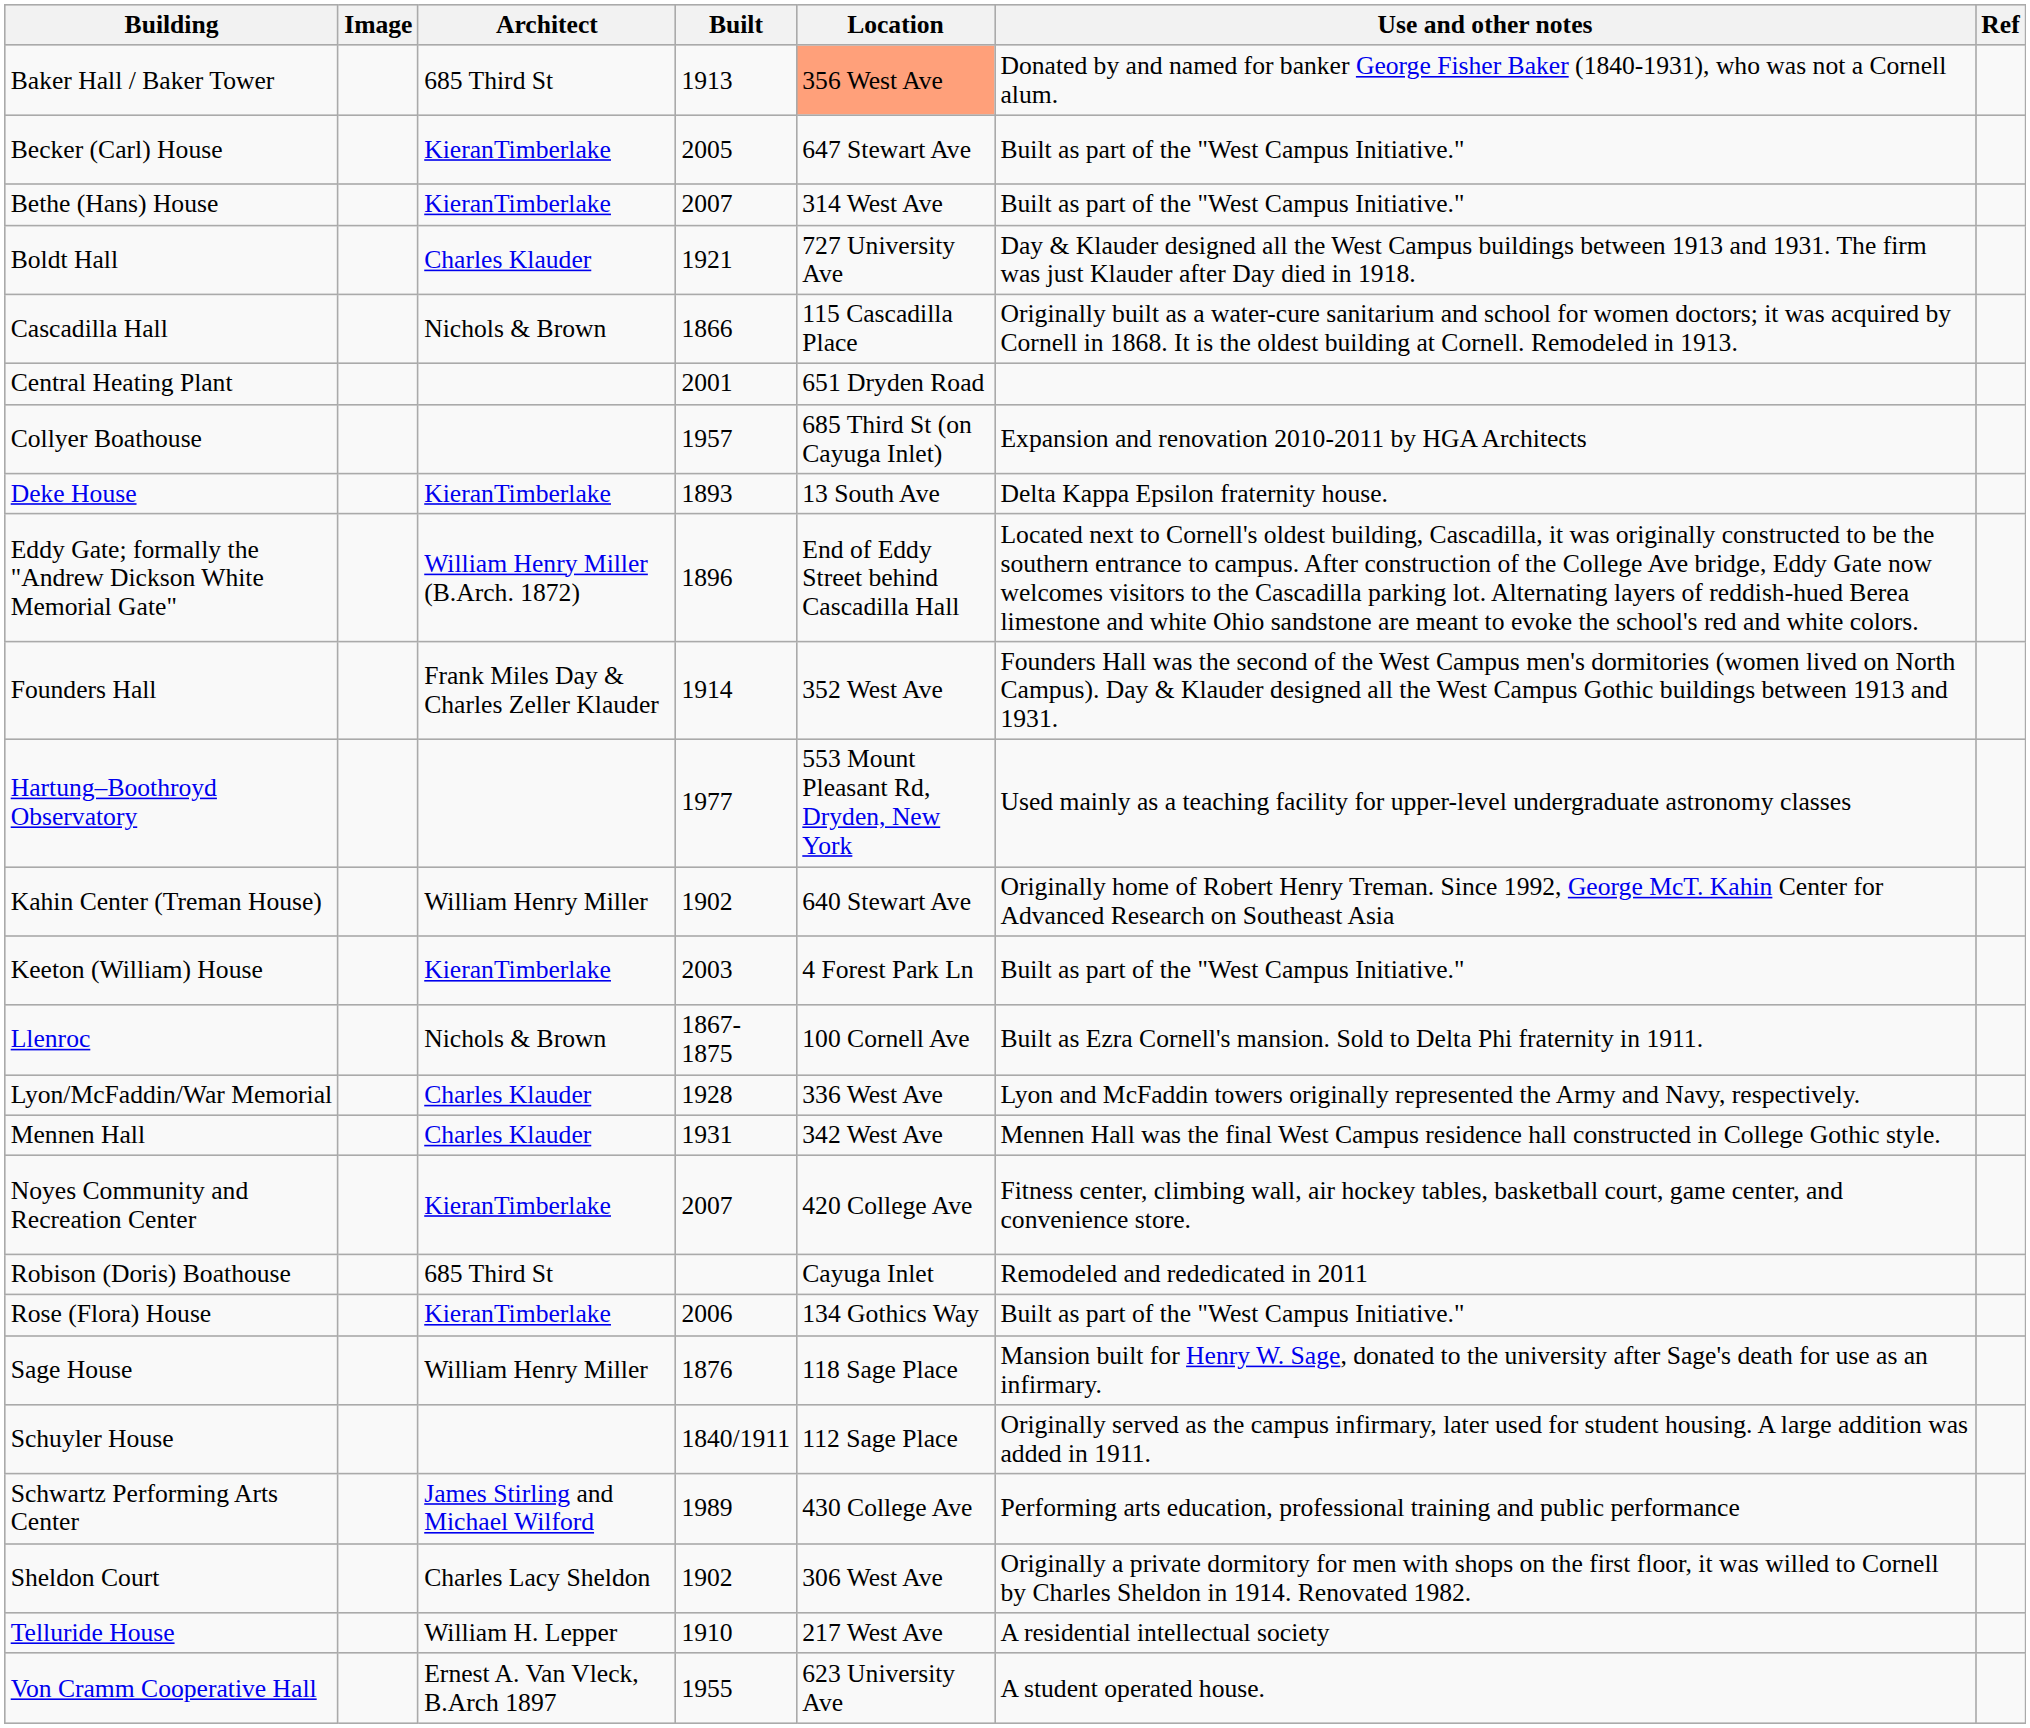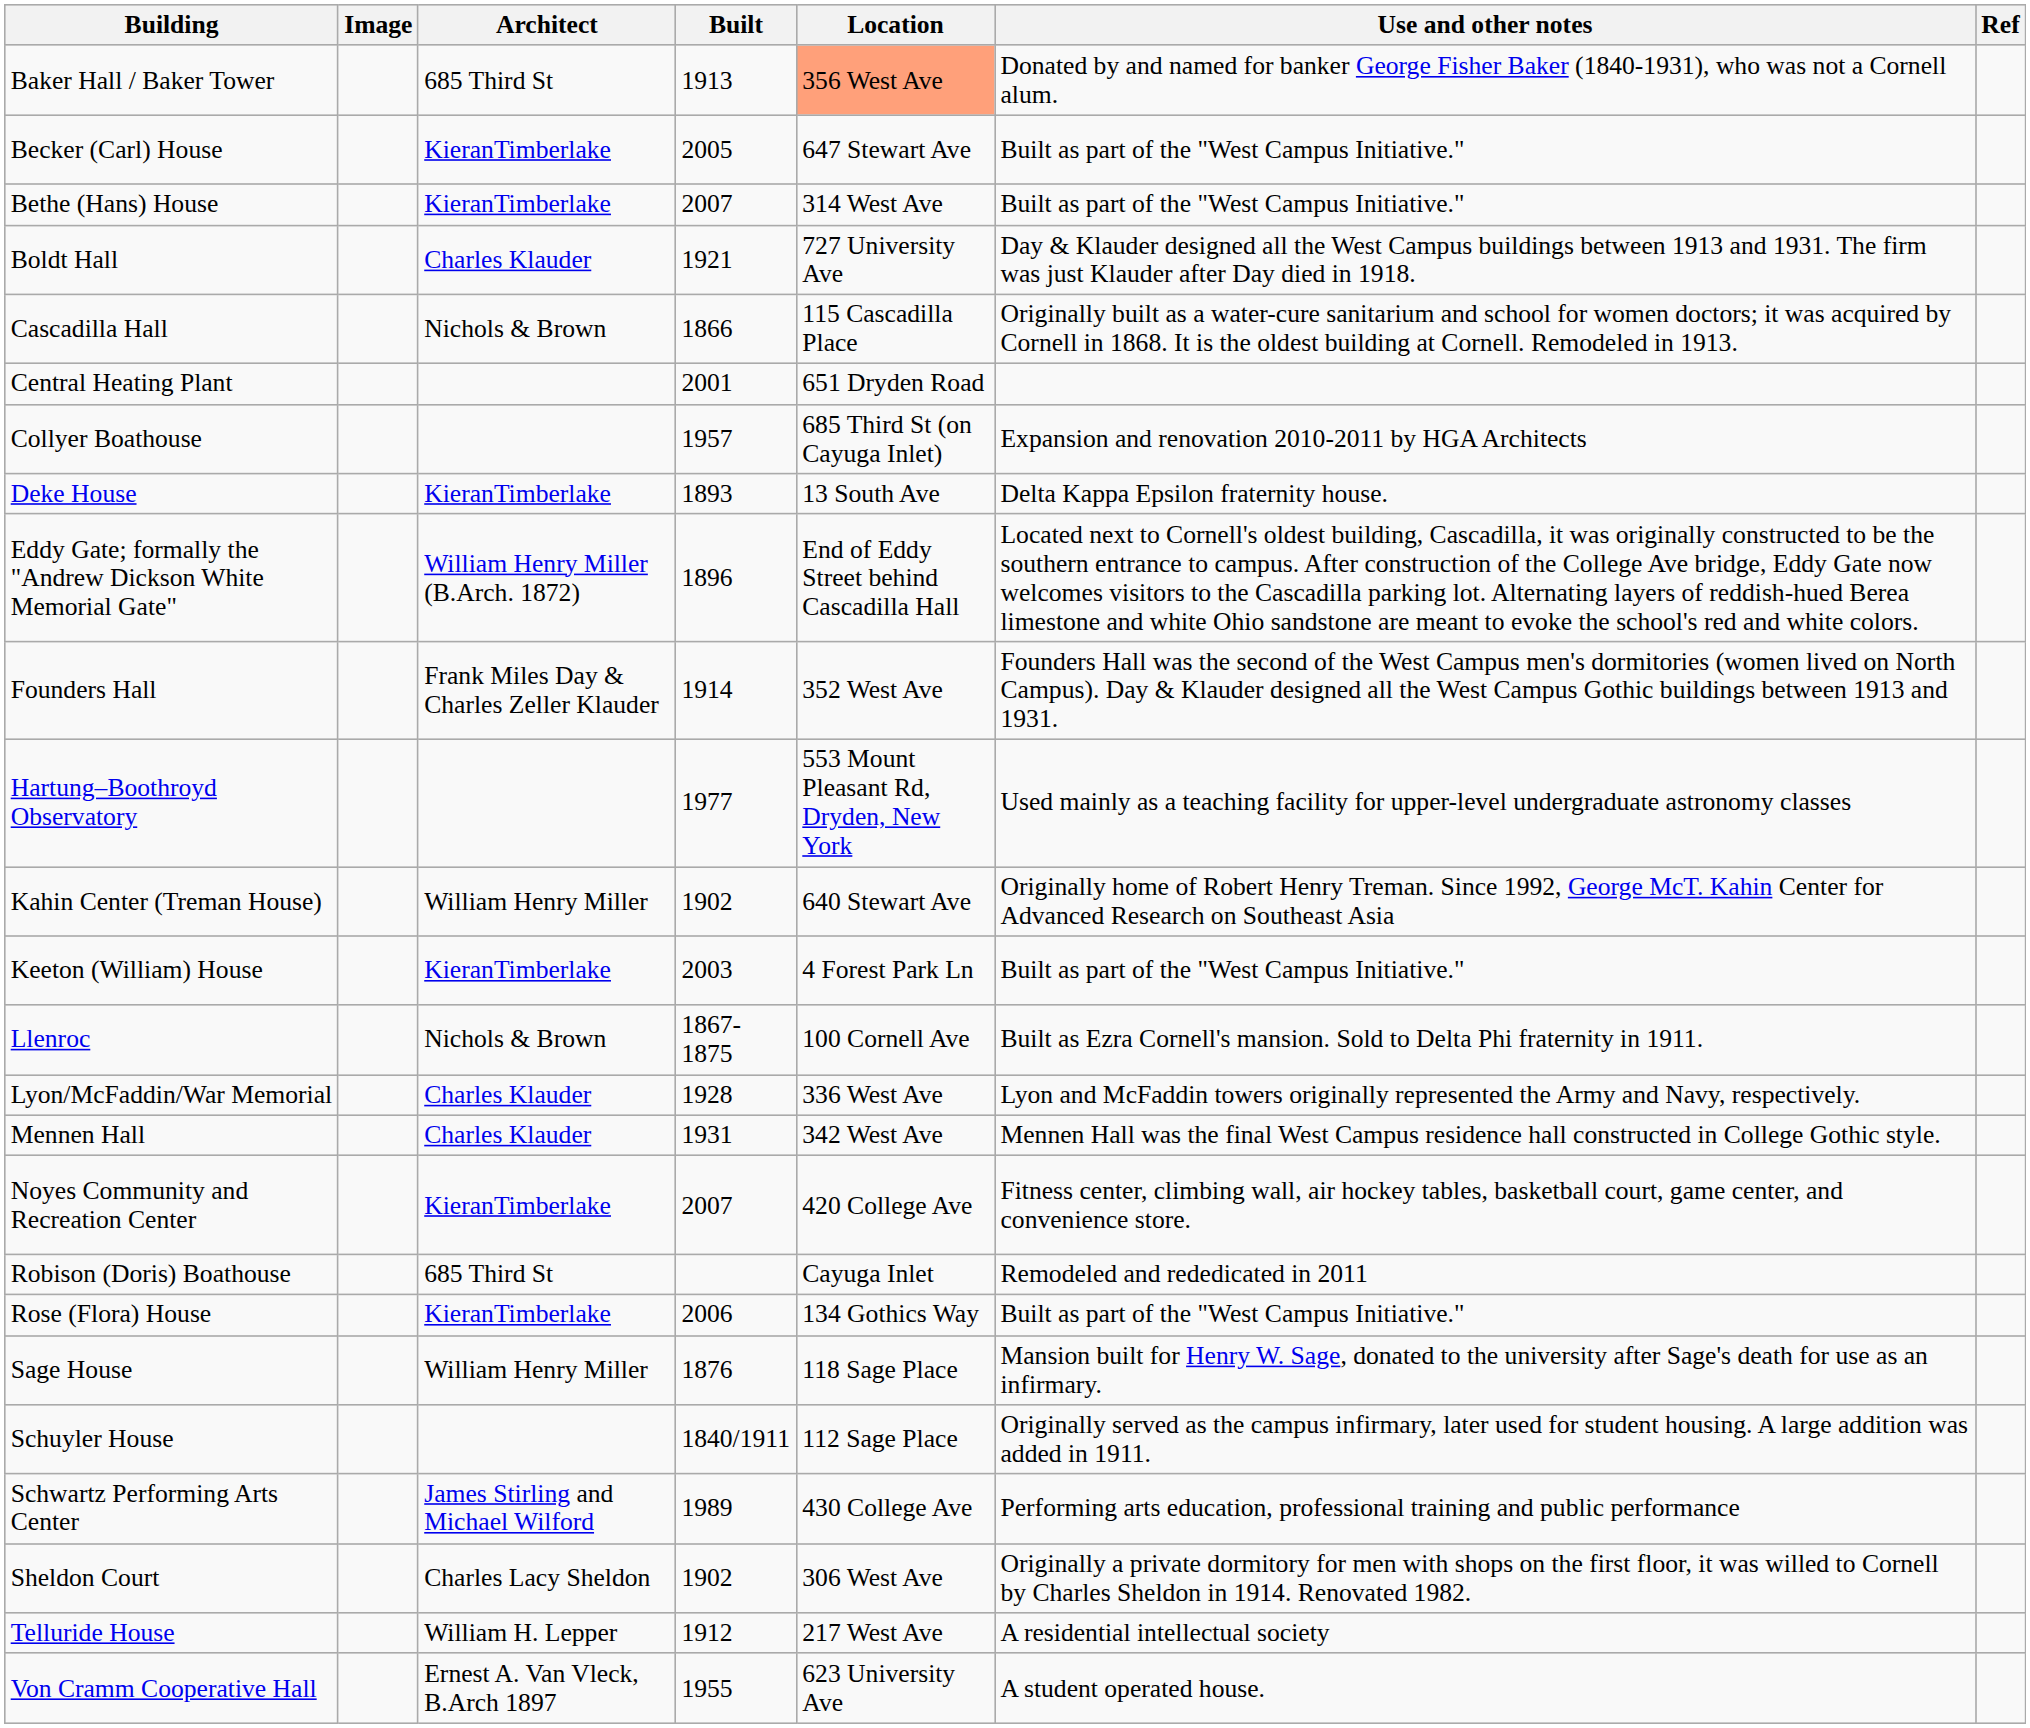(707, 1632) 1910 -> (707, 1632) 1912
